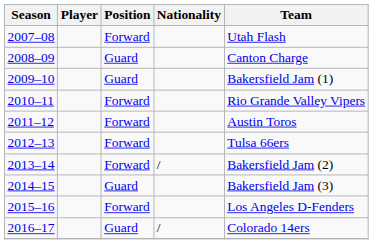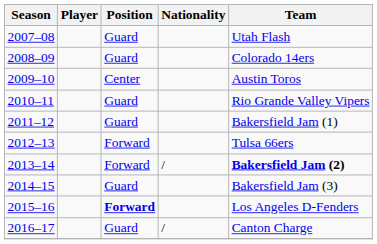(127, 36) Forward -> (121, 36) Guard
(268, 57) Canton Charge -> (273, 57) Colorado 14ers
(121, 79) Guard -> (122, 79) Center
(280, 79) Bakersfield Jam (1) -> (266, 79) Austin Toros
(127, 100) Forward -> (121, 100) Guard
(127, 121) Forward -> (121, 121) Guard
(262, 121) Austin Toros -> (285, 121) Bakersfield Jam (1)
(280, 164) normal -> (288, 164) bold
(127, 206) normal -> (130, 206) bold
(268, 228) Colorado 14ers -> (272, 228) Canton Charge
